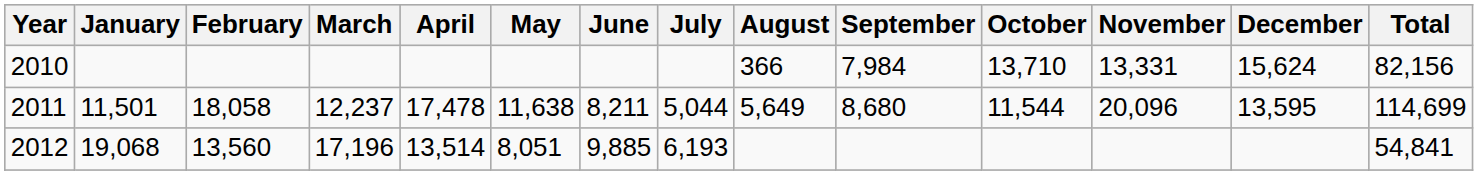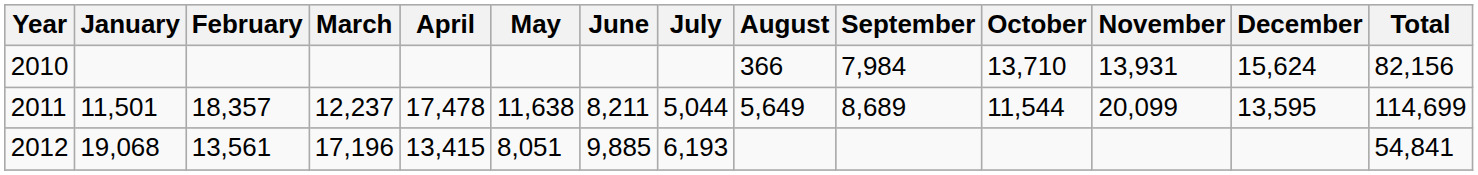(1138, 66) 13,331 -> (1138, 66) 13,931
(231, 107) 18,058 -> (231, 107) 18,357
(874, 107) 8,680 -> (874, 107) 8,689
(1138, 107) 20,096 -> (1138, 107) 20,099
(231, 148) 13,560 -> (231, 148) 13,561
(446, 148) 13,514 -> (446, 148) 13,415
